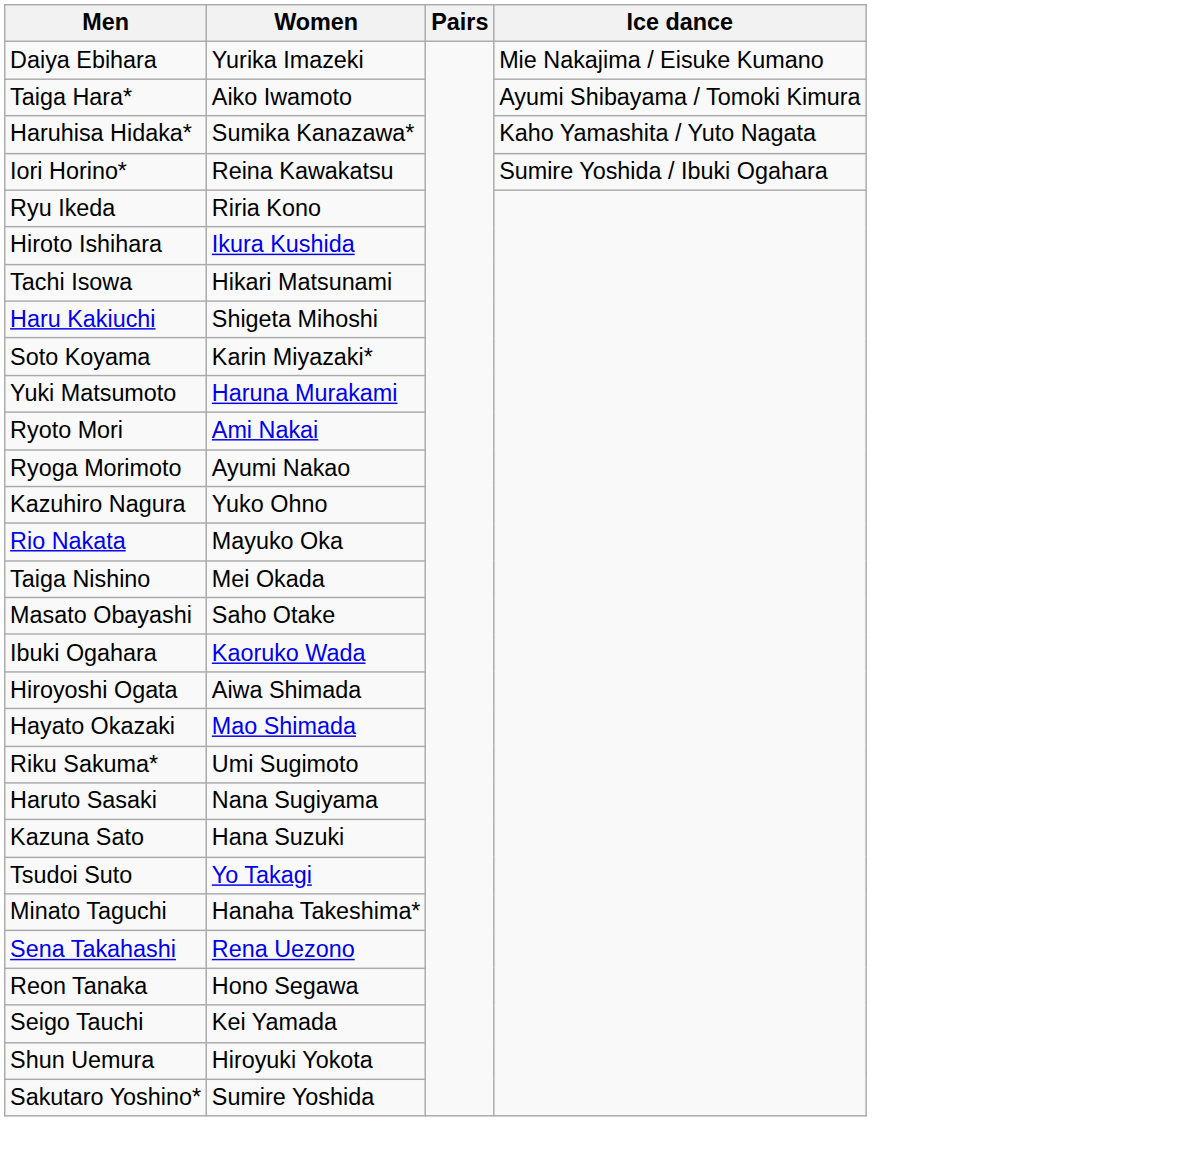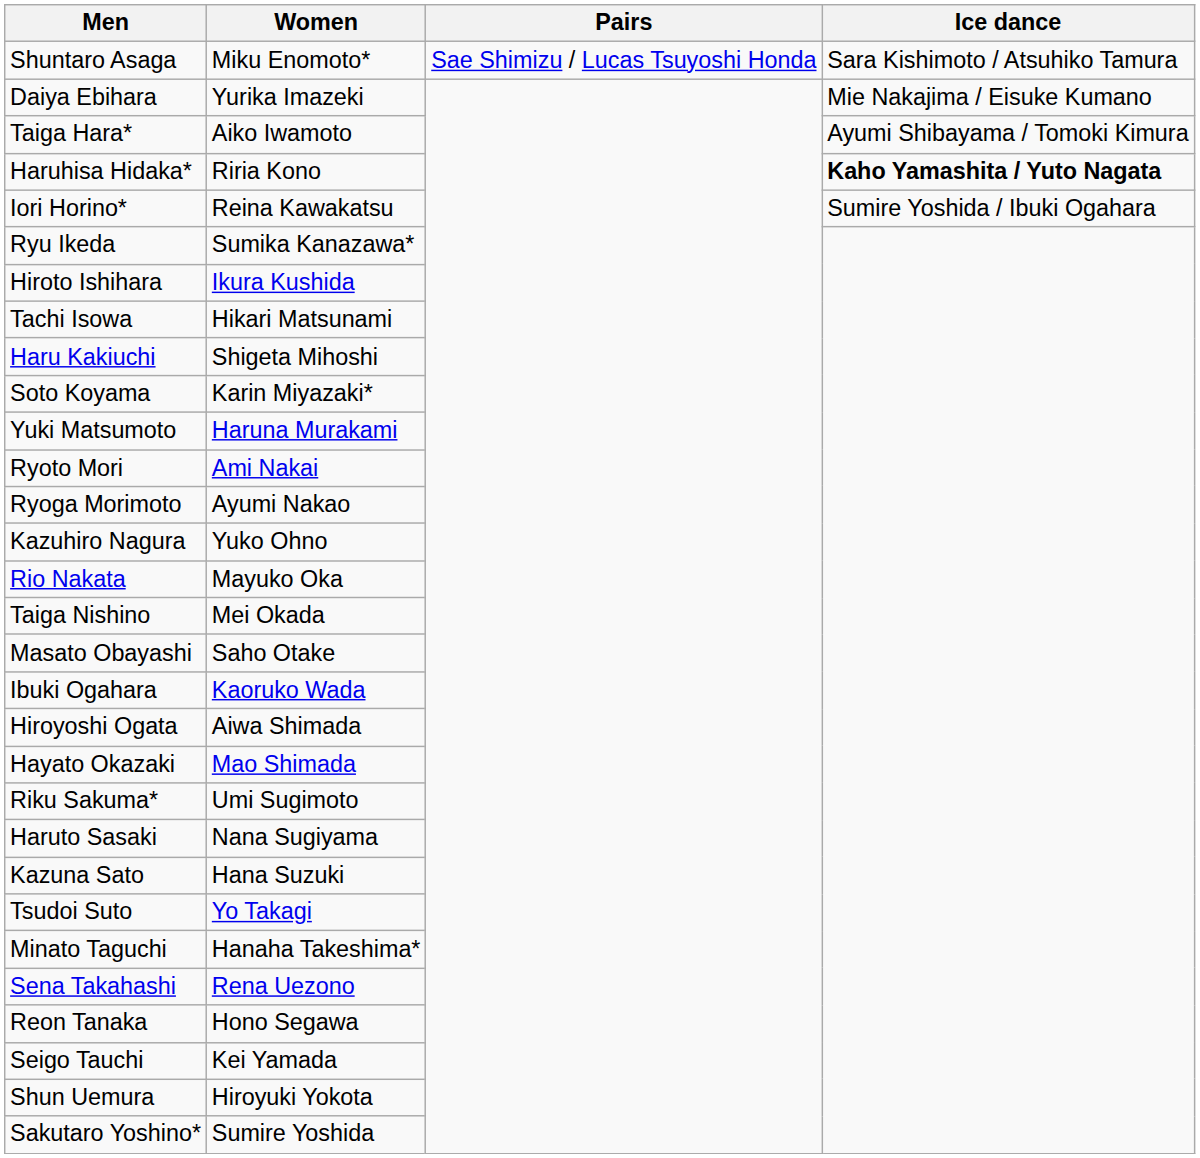+ row: (93, 60)
(313, 134) Sumika Kanazawa* -> (266, 171) Riria Kono
(658, 134) normal -> (994, 171) bold
(266, 208) Riria Kono -> (313, 245) Sumika Kanazawa*
